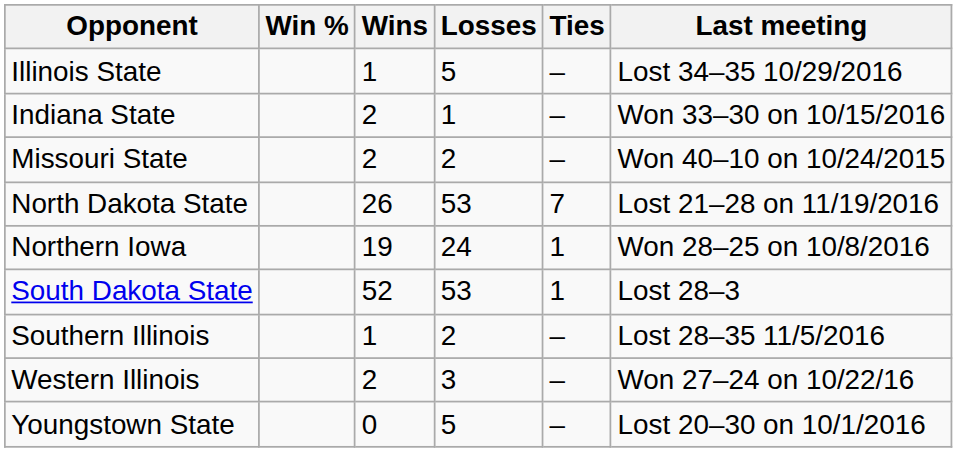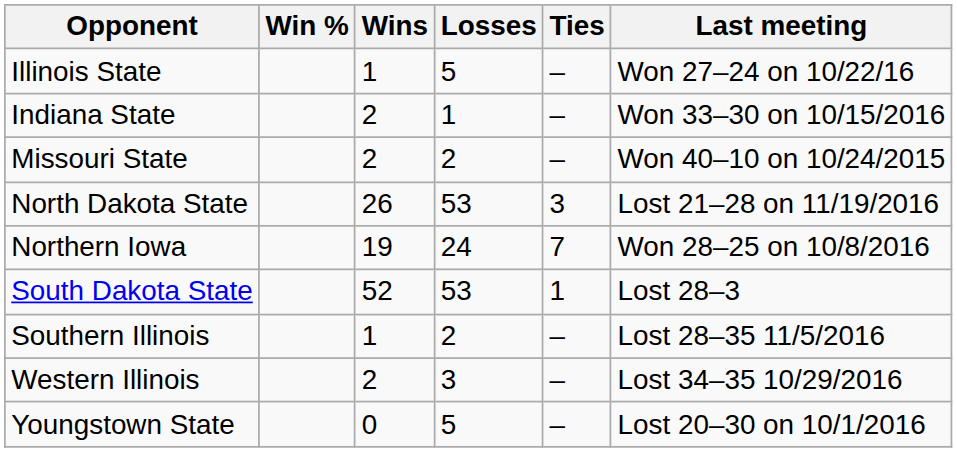(760, 70) Lost 34–35 10/29/2016 -> (766, 70) Won 27–24 on 10/22/16
(557, 203) 7 -> (557, 203) 3
(557, 247) 1 -> (557, 247) 7
(766, 379) Won 27–24 on 10/22/16 -> (760, 379) Lost 34–35 10/29/2016
